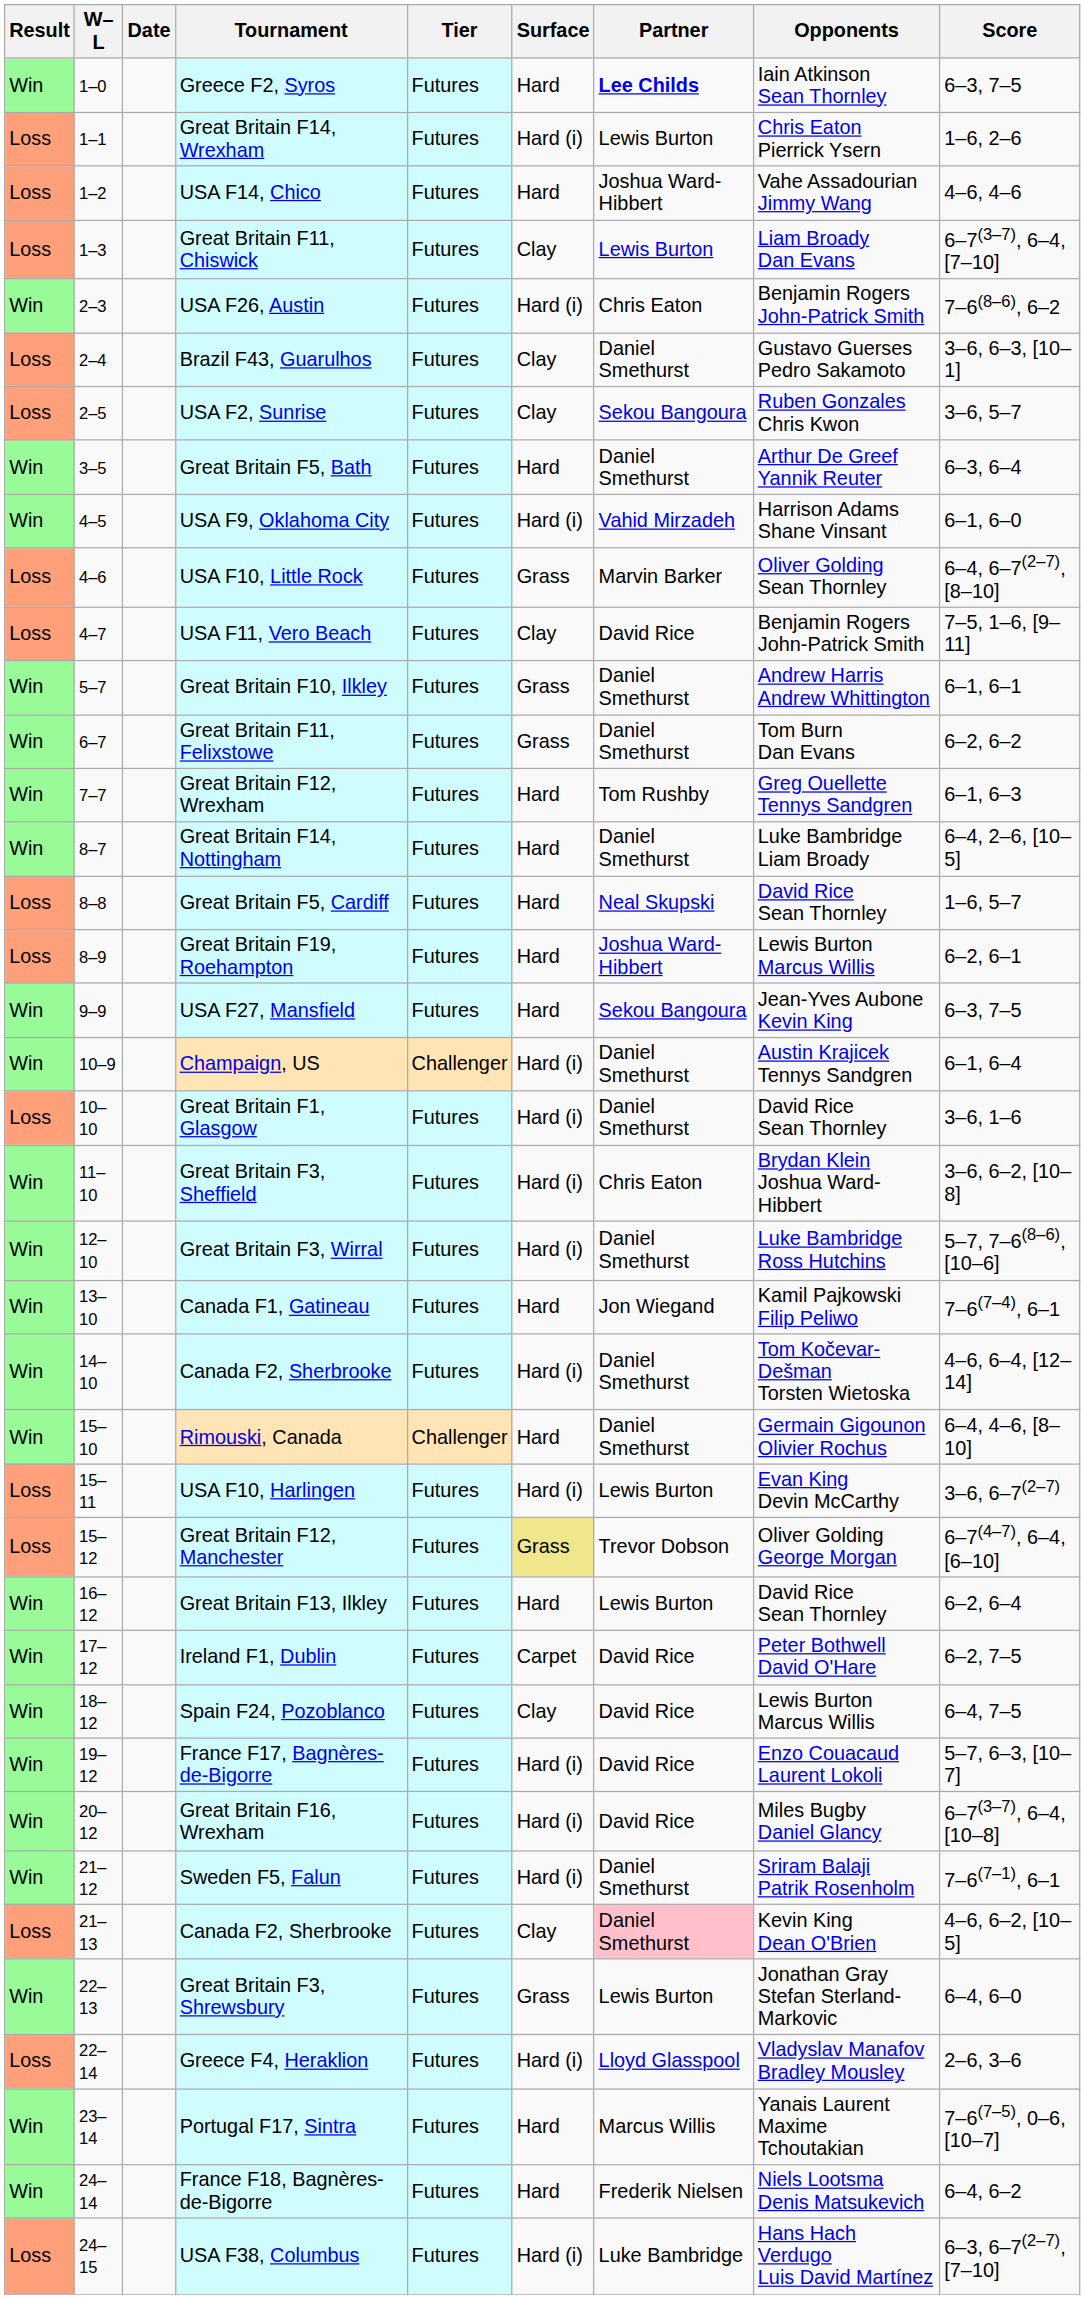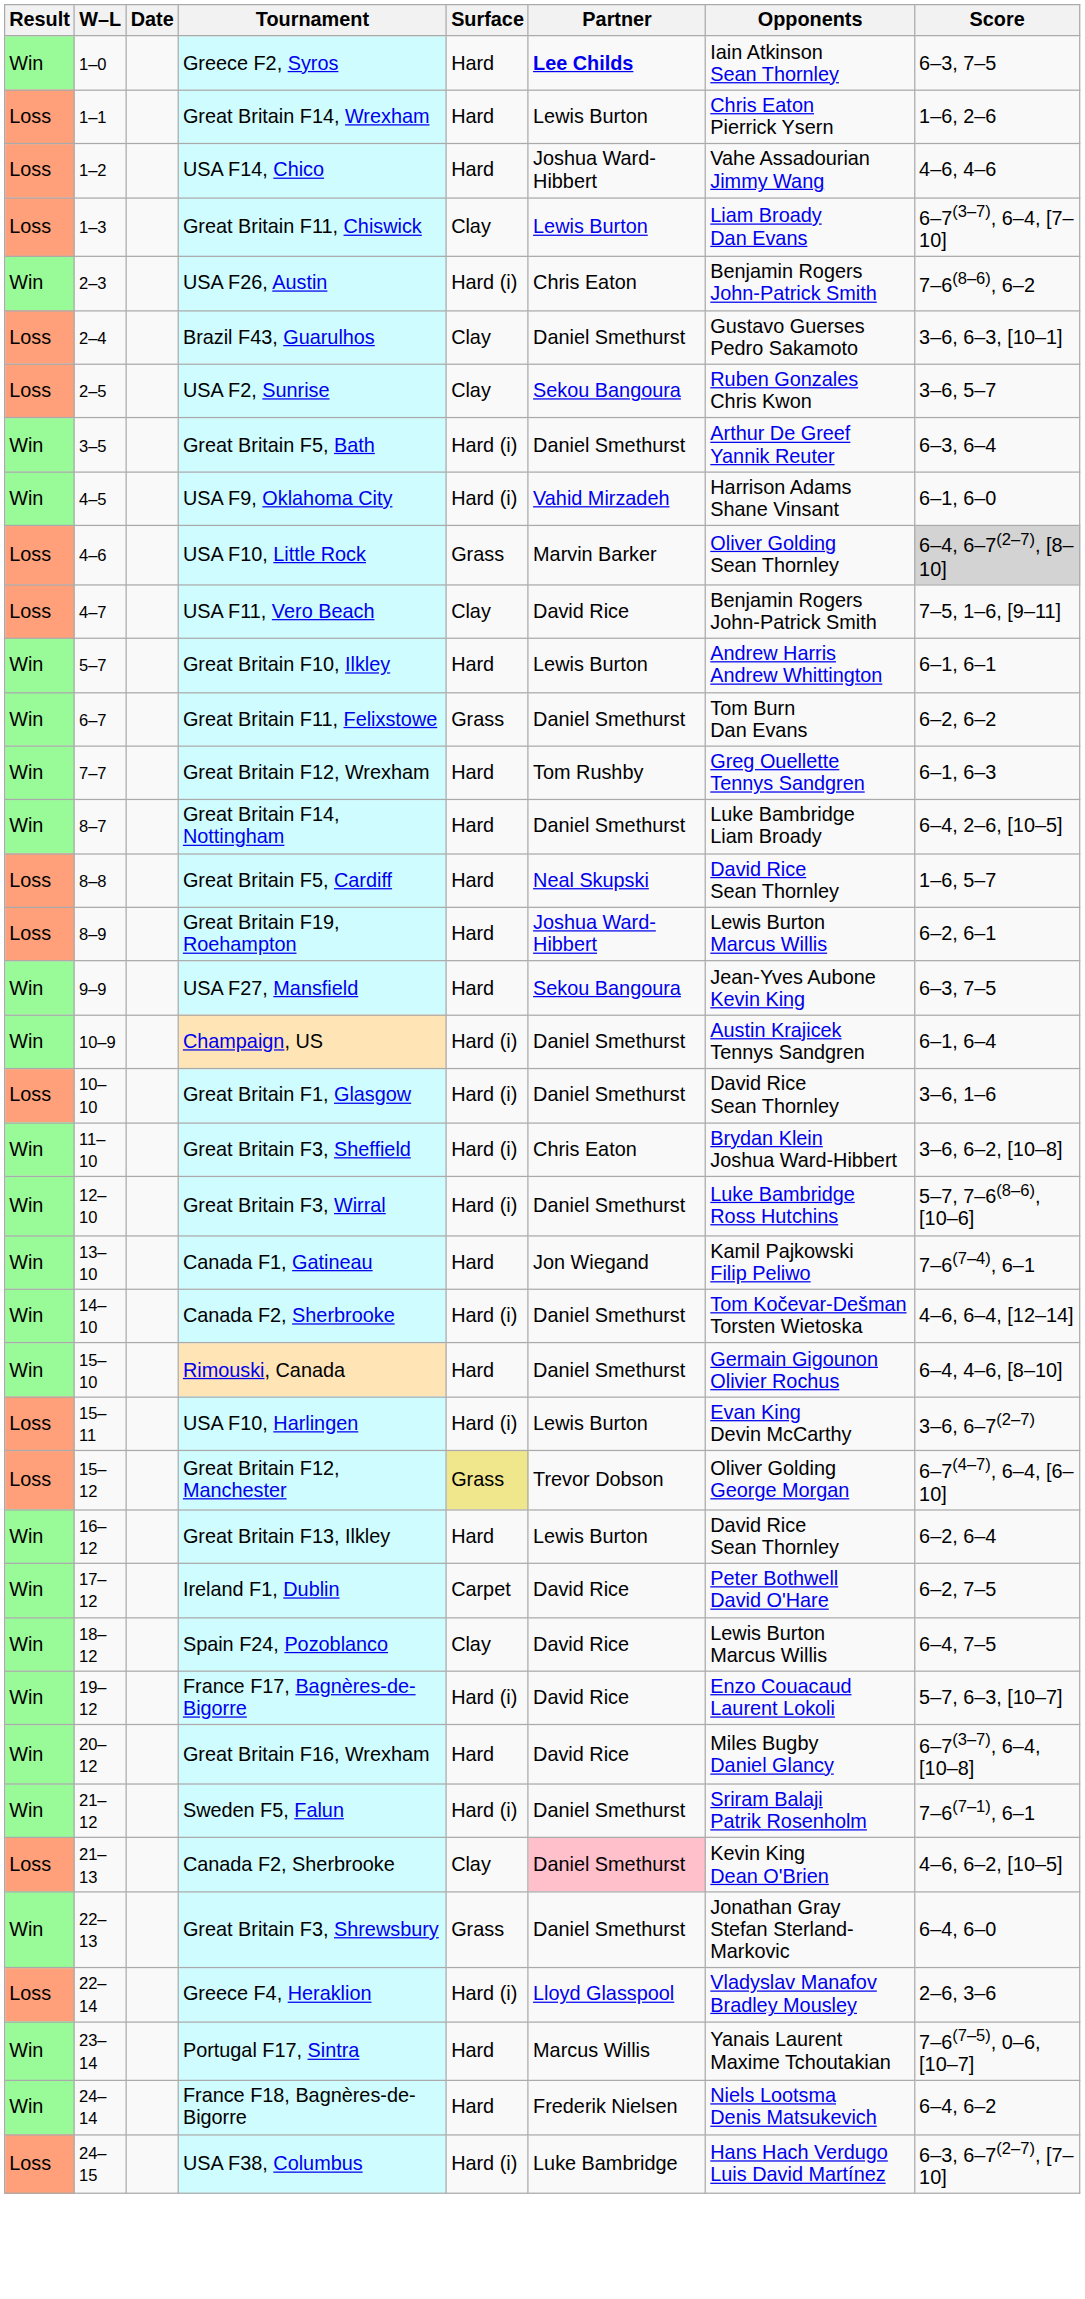- column: (460, 31)
(550, 138) Hard (i) -> (473, 116) Hard
(538, 467) Hard -> (484, 444) Hard (i)
(1005, 577) no background -> (996, 554) lightgrey background
(543, 687) Grass -> (473, 665) Hard
(644, 687) Daniel Smethurst -> (590, 665) Lewis Burton
(550, 1821) Hard (i) -> (473, 1754) Hard
(656, 1996) Lewis Burton -> (609, 1929) Daniel Smethurst
